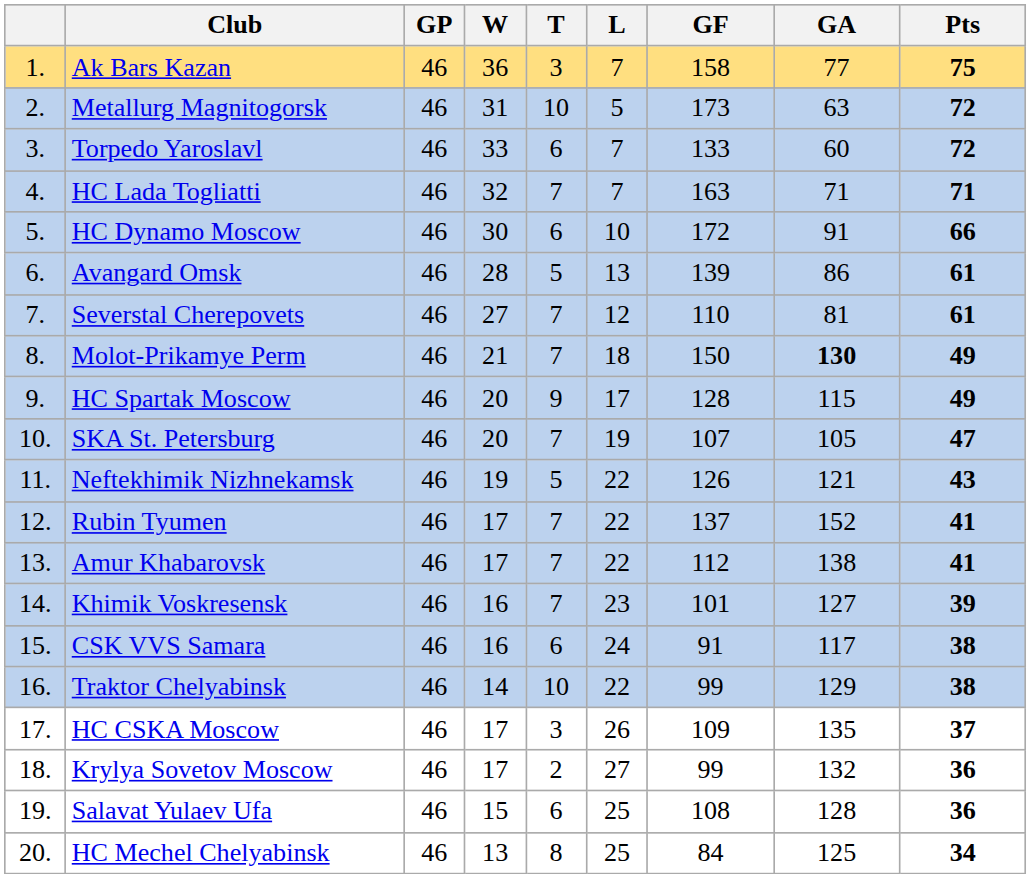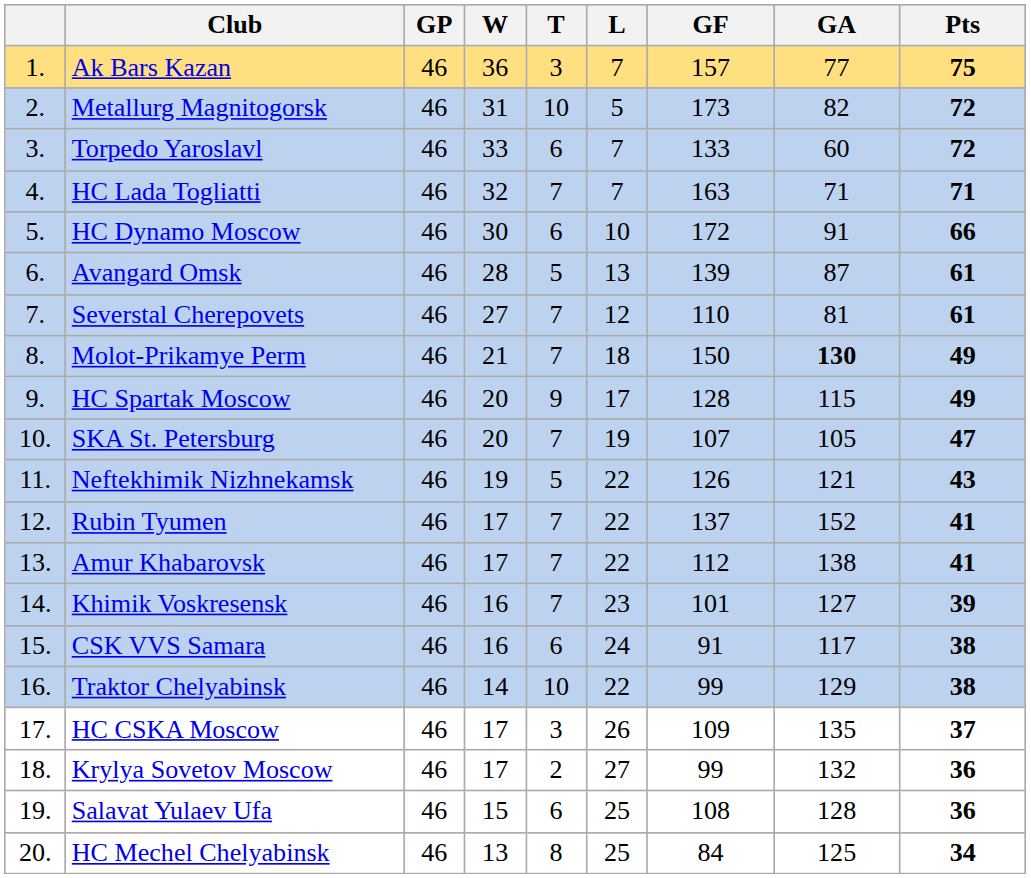(711, 66) 158 -> (711, 66) 157
(837, 107) 63 -> (837, 107) 82
(837, 273) 86 -> (837, 273) 87
